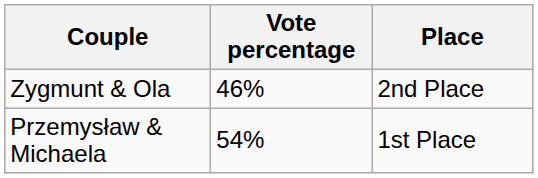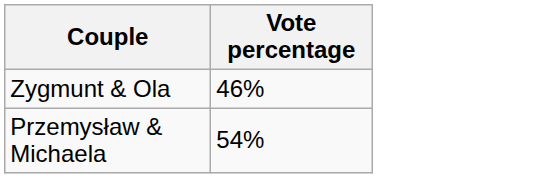- column: (452, 37)
